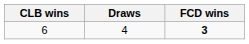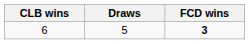(124, 30) 4 -> (124, 30) 5
